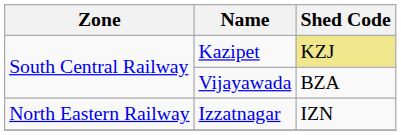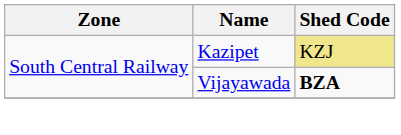(320, 82) normal -> (320, 82) bold
- row: (240, 113)
